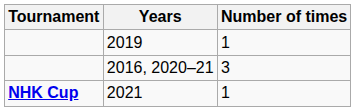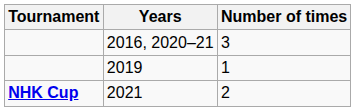rows swapped: (160, 67) <-> (125, 42)
(225, 93) 1 -> (225, 93) 2
